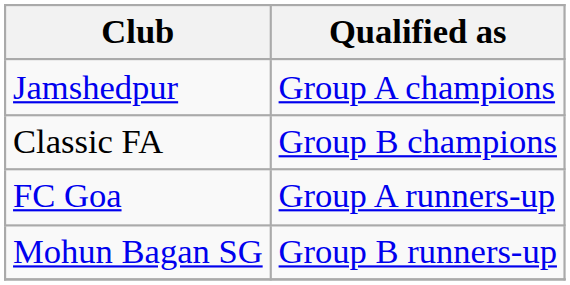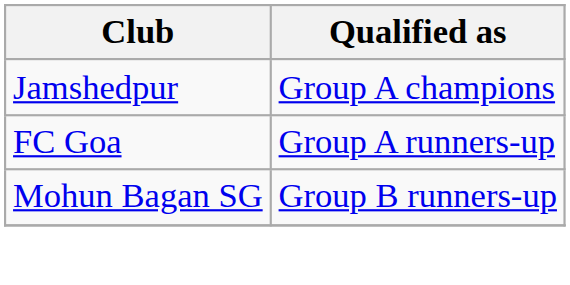- row: (88, 141)
